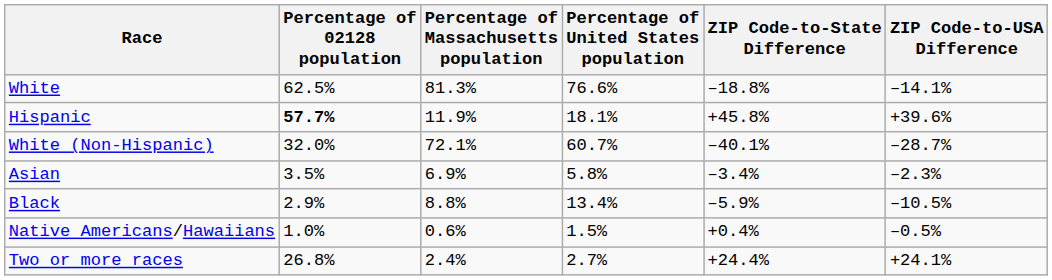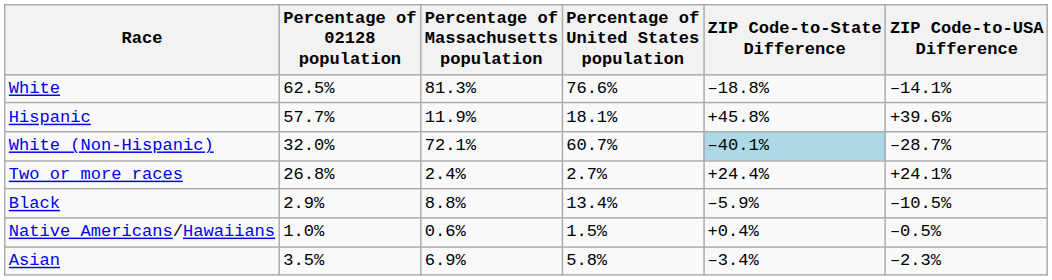(309, 117) bold -> (309, 117) normal
(738, 146) no background -> (738, 146) lightblue background
rows swapped: (34, 174) <-> (96, 261)
